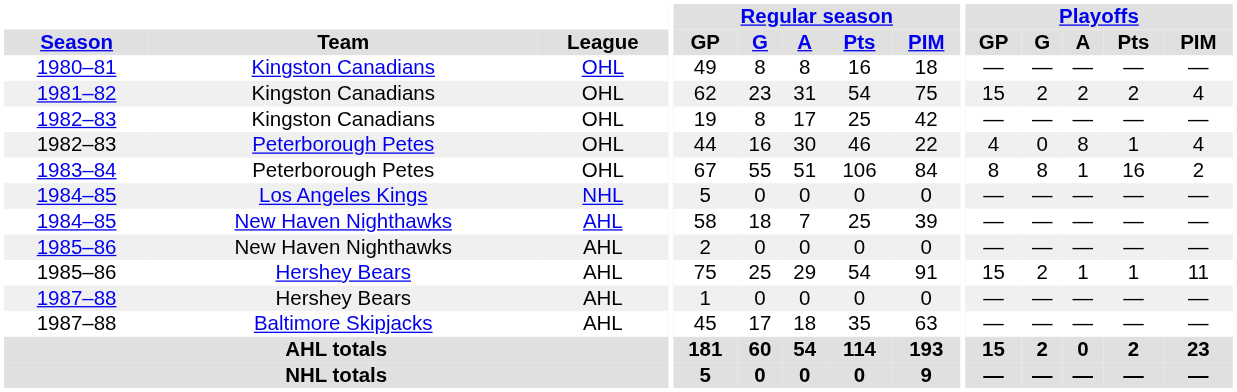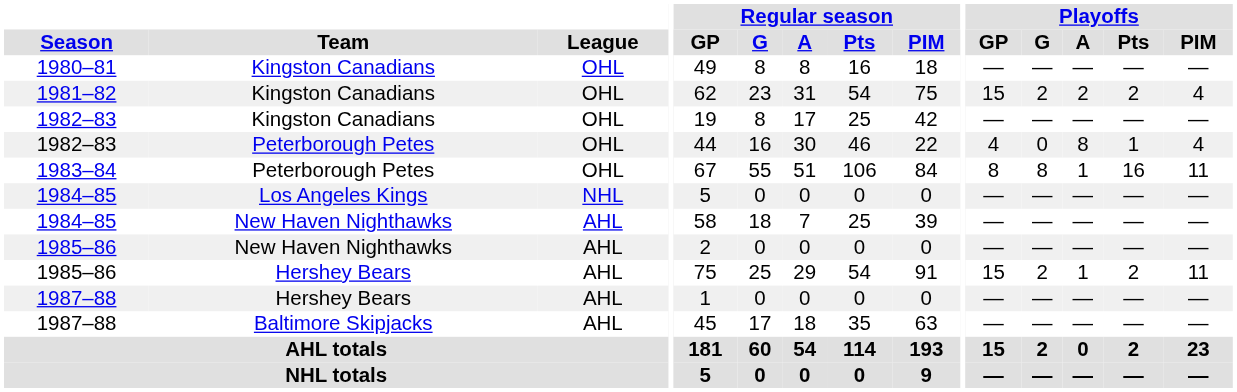(1198, 170) 2 -> (1198, 170) 11
(1134, 272) 1 -> (1134, 272) 2
